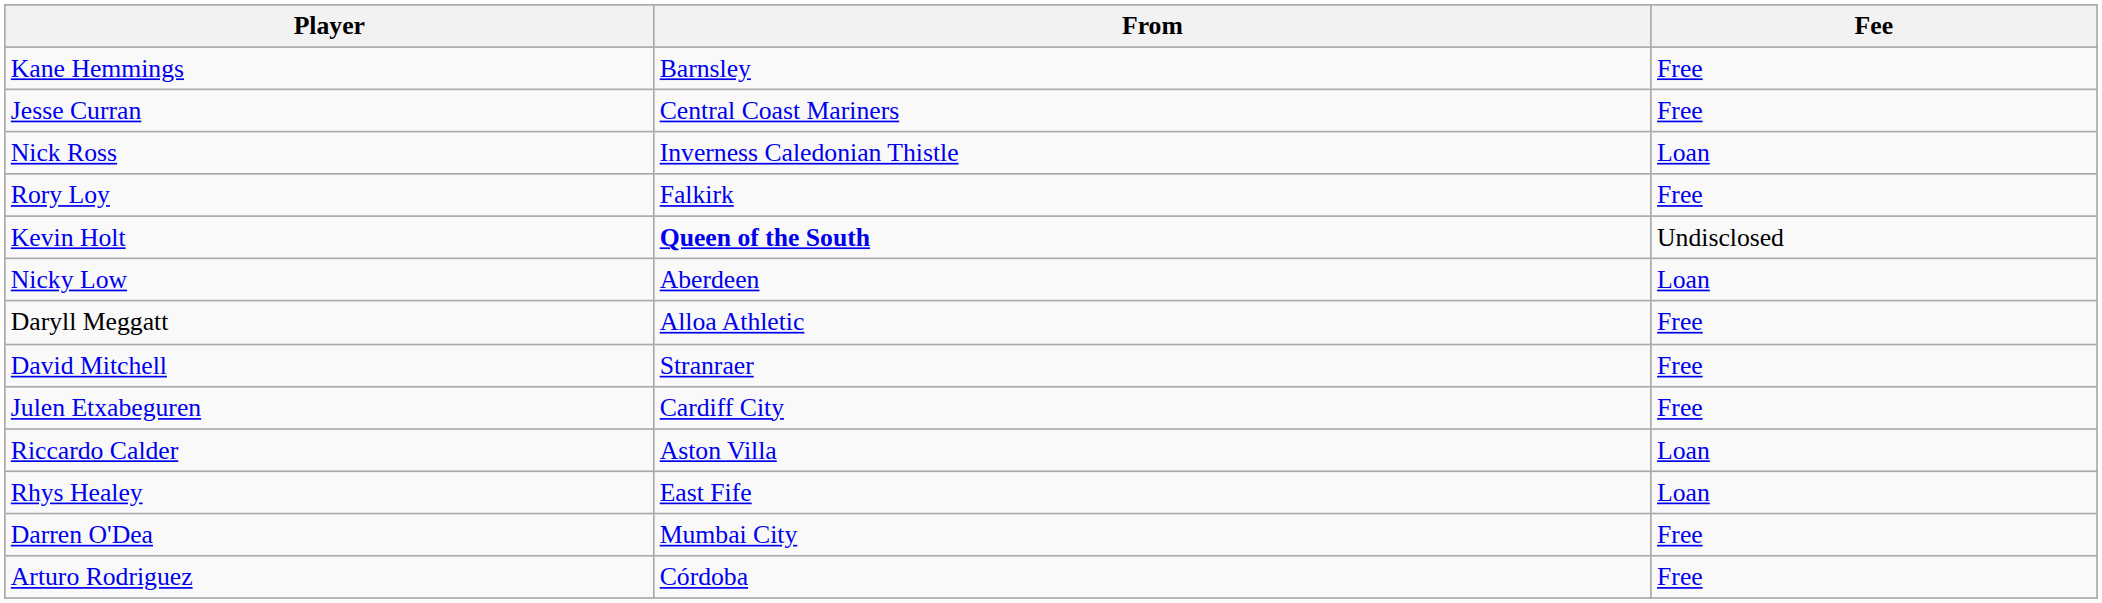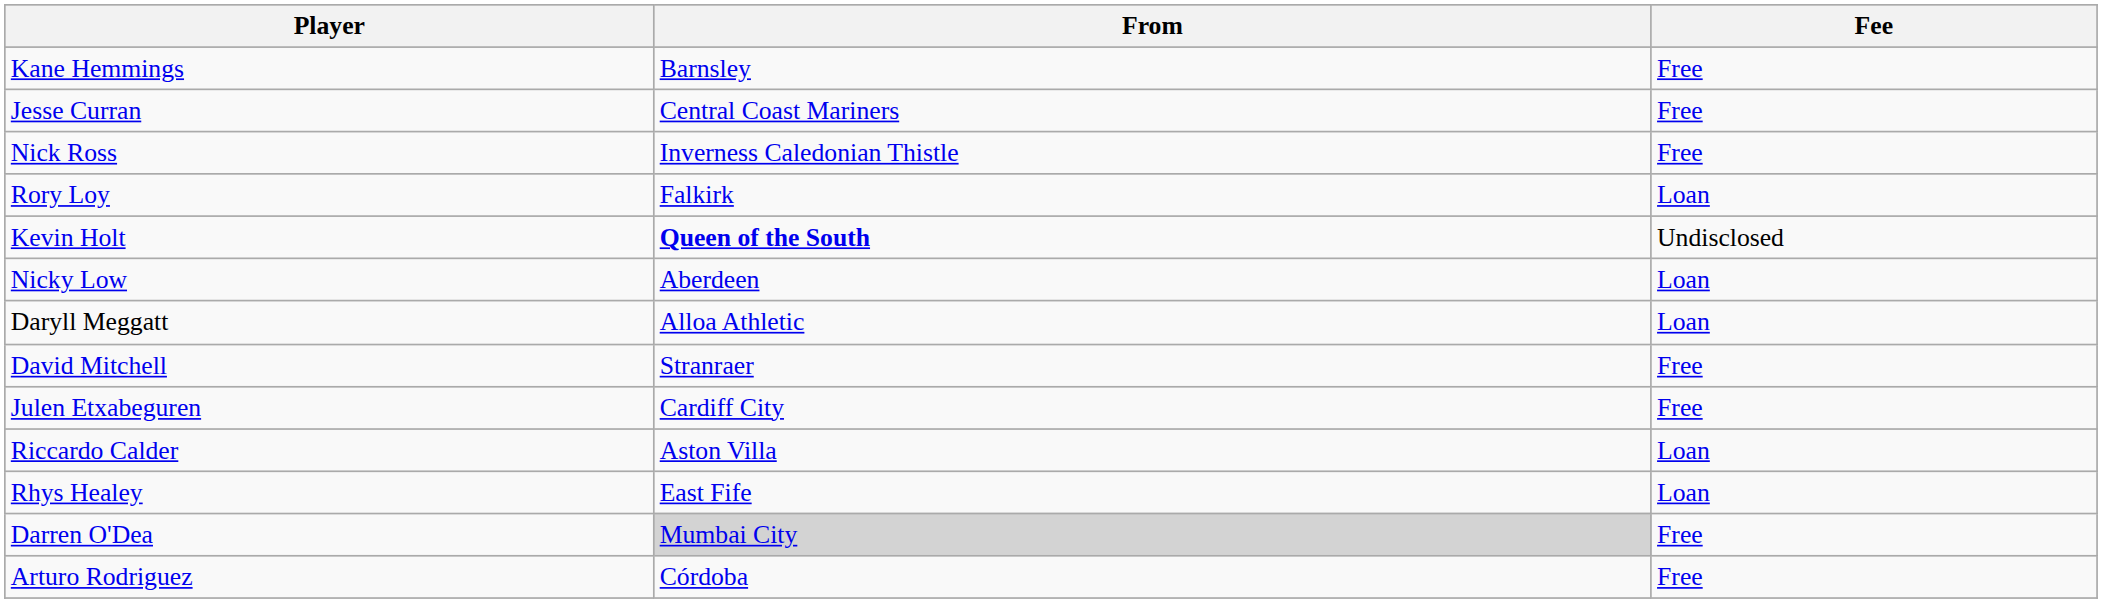(1683, 152) Loan -> (1680, 152) Free
(1680, 195) Free -> (1683, 195) Loan
(1680, 322) Free -> (1683, 322) Loan
(729, 534) no background -> (729, 534) lightgrey background
